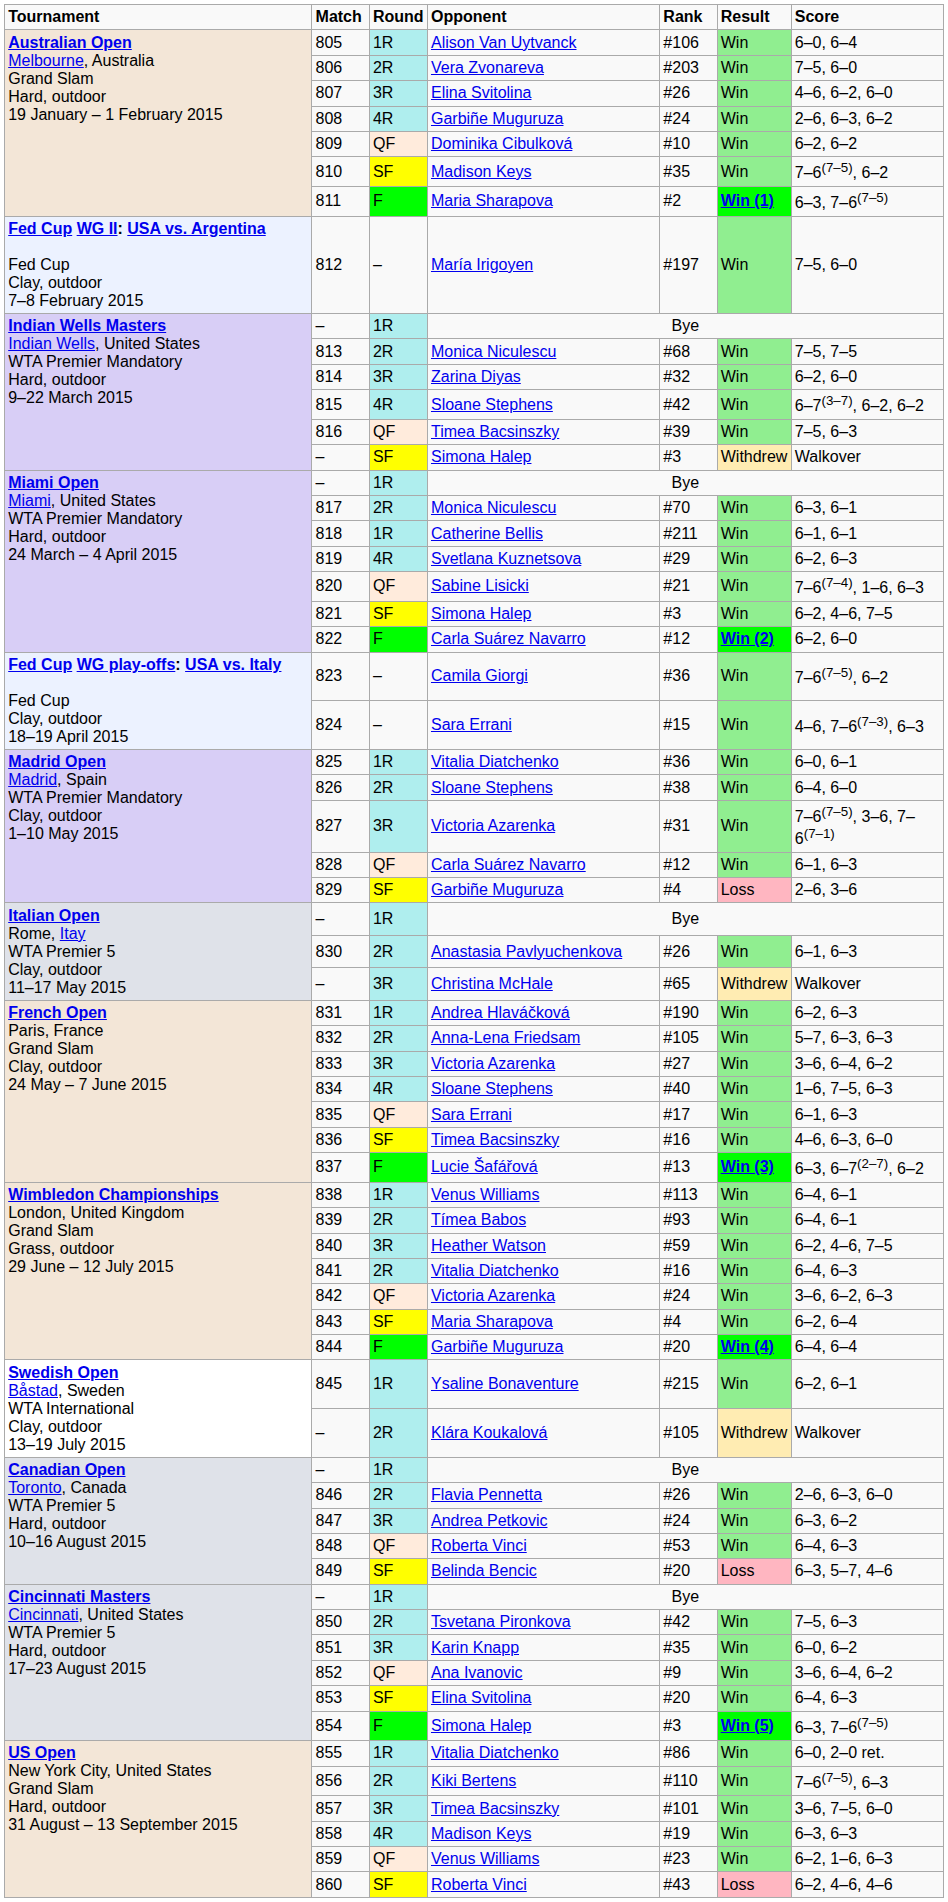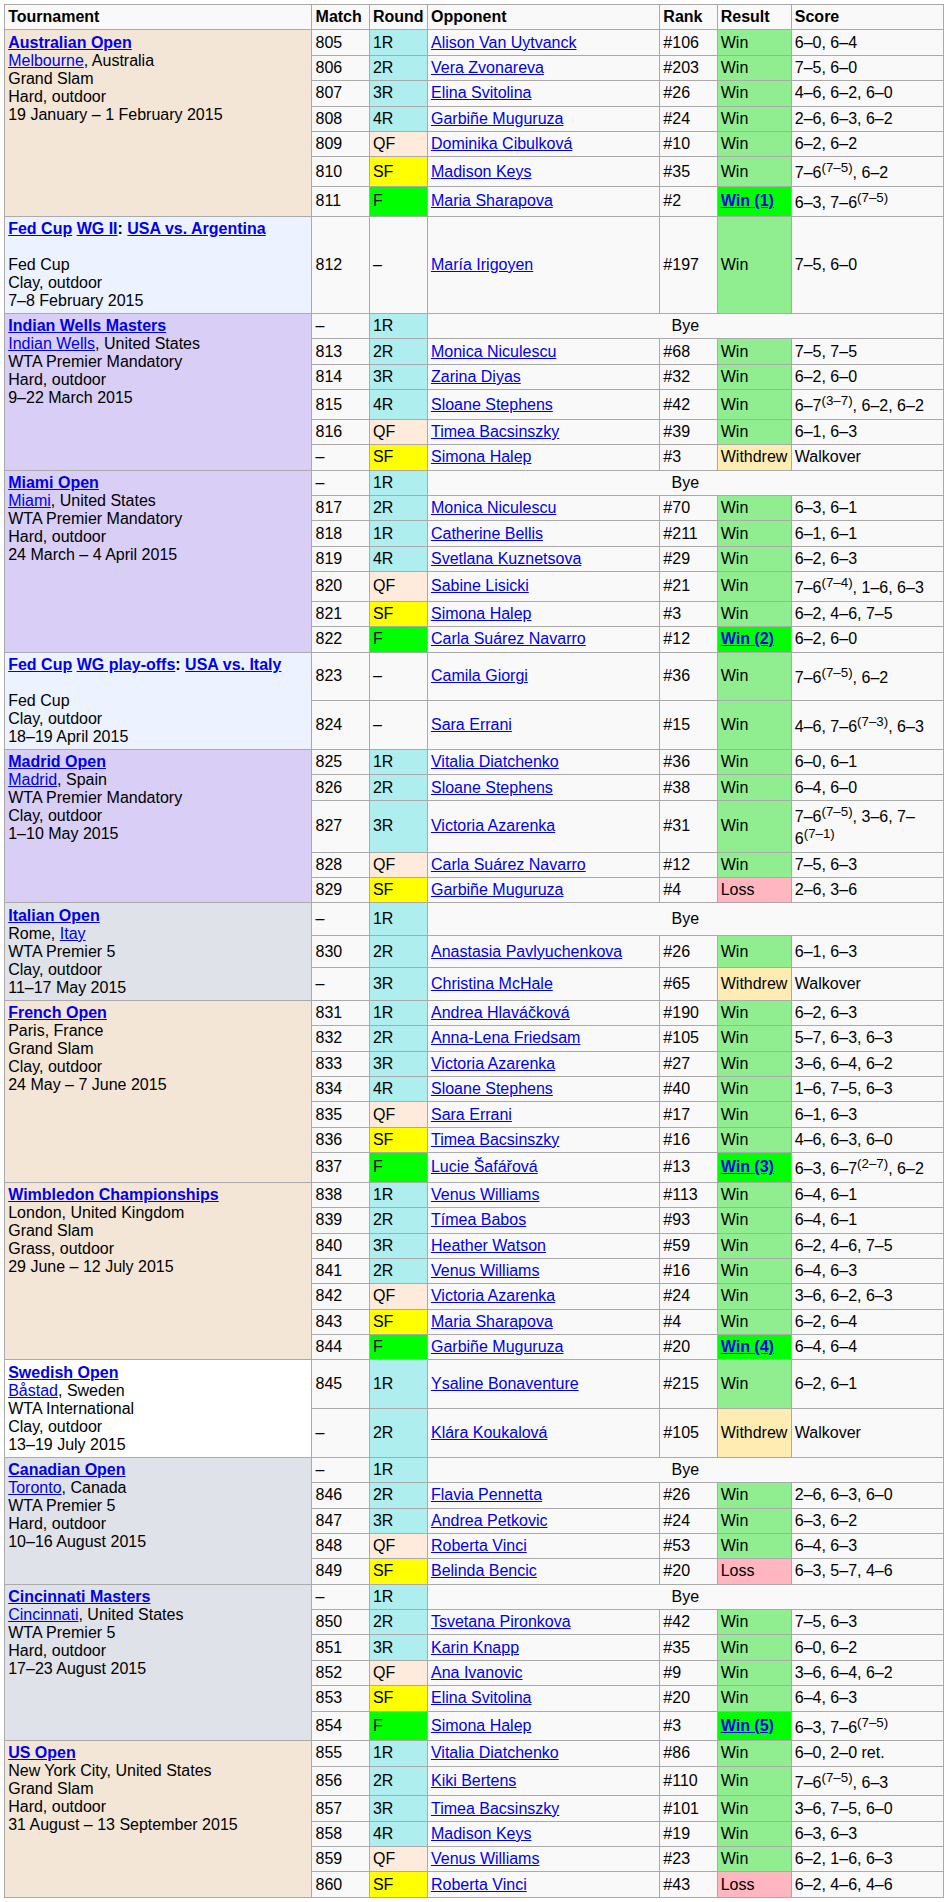(826, 432) 7–5, 6–3 -> (826, 432) 6–1, 6–3
(826, 864) 6–1, 6–3 -> (826, 864) 7–5, 6–3
(495, 1271) Vitalia Diatchenko -> (485, 1271) Venus Williams
